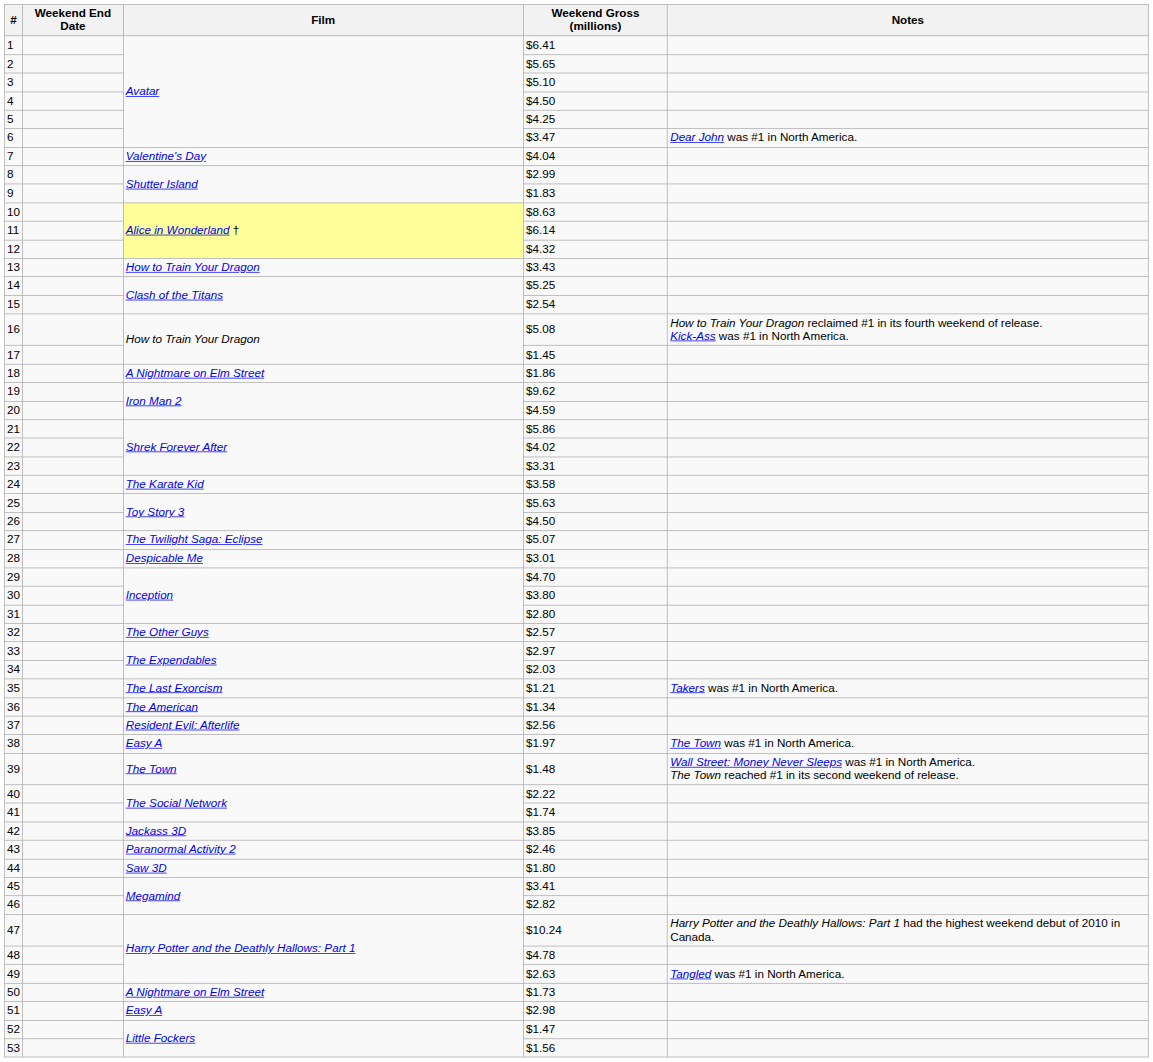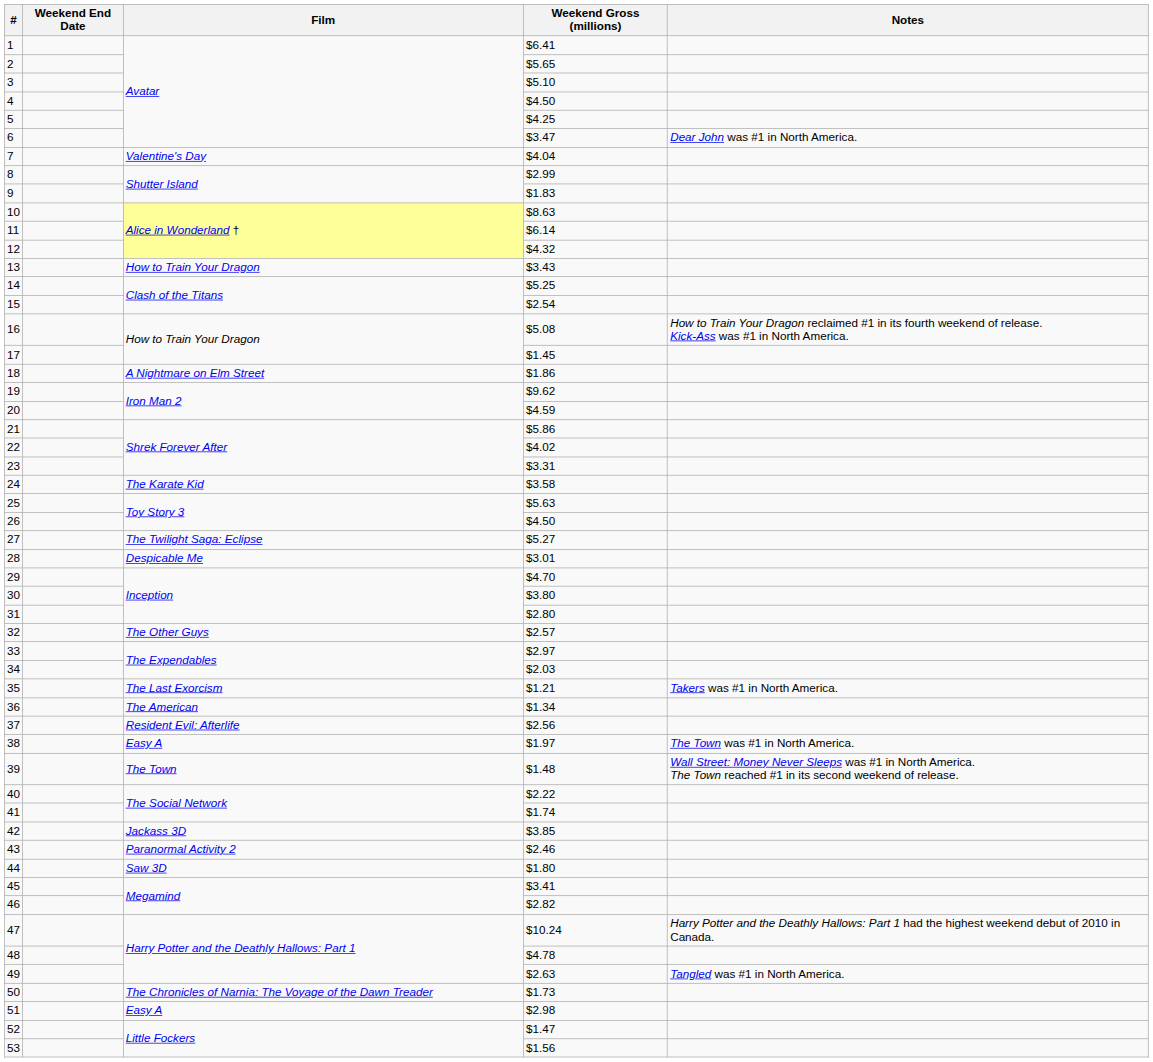(541, 540) $5.07 -> (541, 540) $5.27
(195, 992) A Nightmare on Elm Street -> (279, 992) The Chronicles of Narnia: The Voyage of the Dawn Treader
